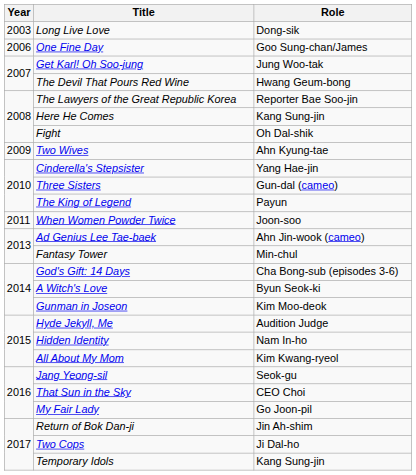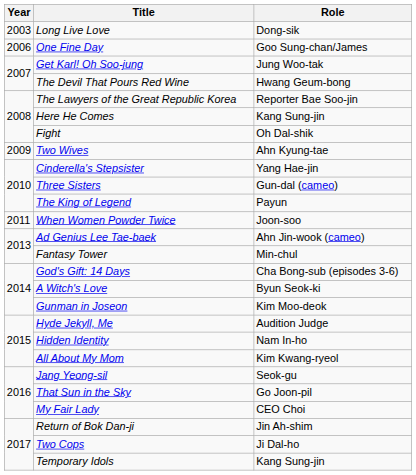(281, 392) CEO Choi -> (284, 392) Go Joon-pil
(284, 409) Go Joon-pil -> (281, 409) CEO Choi
